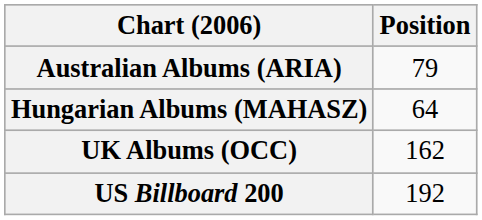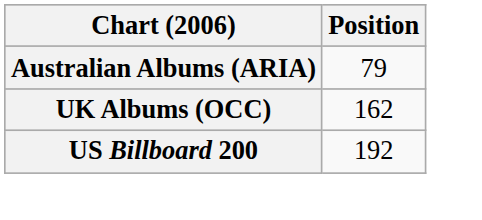- row: (189, 109)
